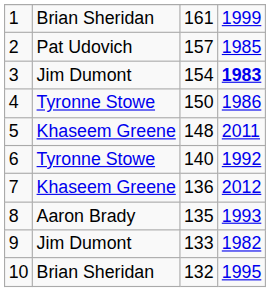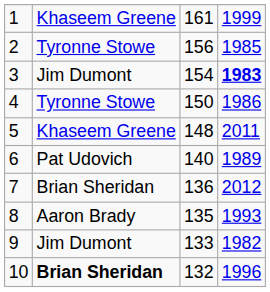(95, 18) Brian Sheridan -> (106, 18) Khaseem Greene
(84, 46) Pat Udovich -> (96, 46) Tyronne Stowe
(199, 46) 157 -> (199, 46) 156
(96, 159) Tyronne Stowe -> (84, 159) Pat Udovich
(242, 159) 1992 -> (242, 159) 1989
(106, 187) Khaseem Greene -> (95, 187) Brian Sheridan
(95, 272) normal -> (100, 272) bold
(242, 272) 1995 -> (242, 272) 1996
